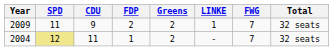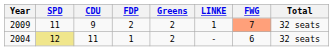(252, 25) no background -> (252, 25) lightsalmon background
(252, 39) 7 -> (252, 39) 6
